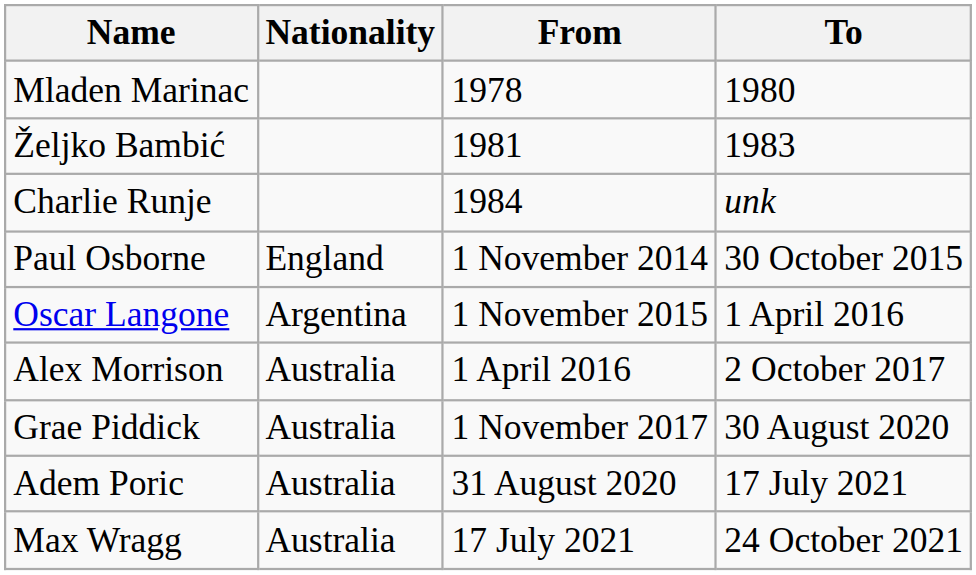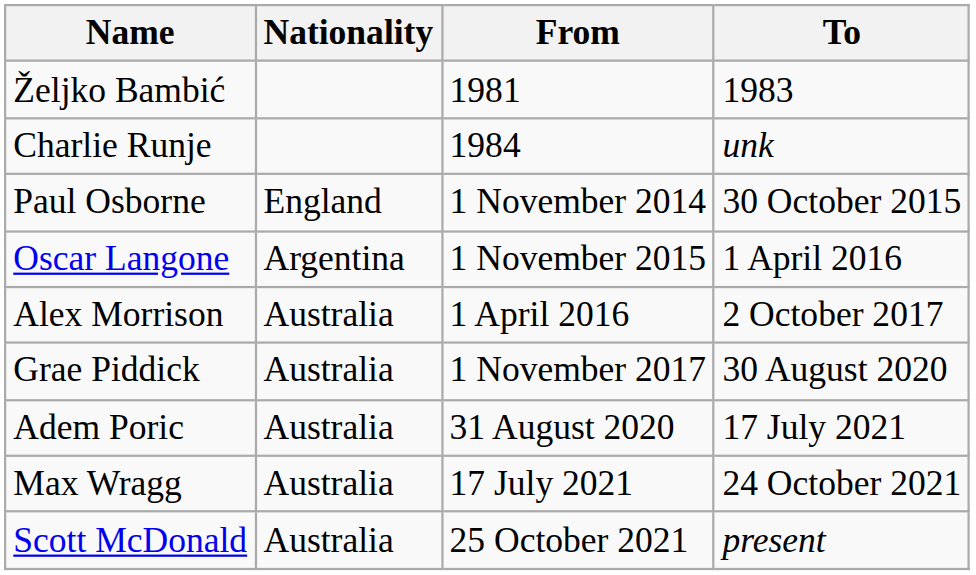- row: (131, 88)
+ row: (130, 539)
